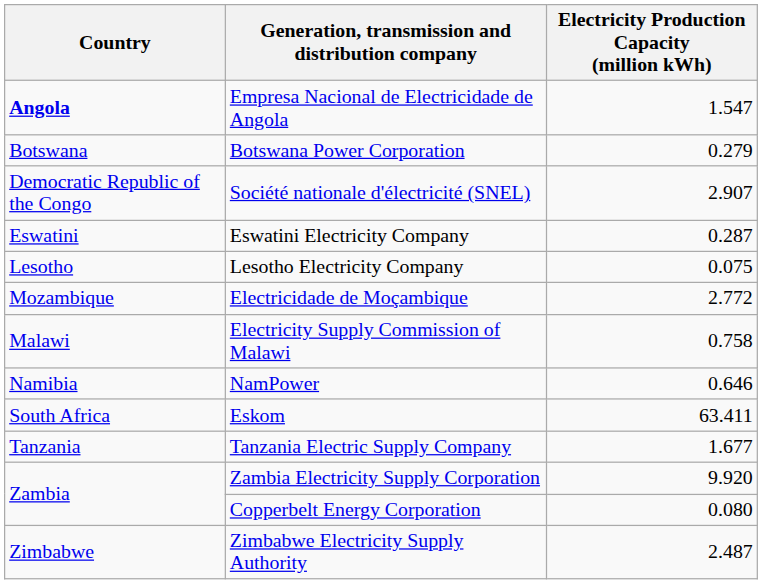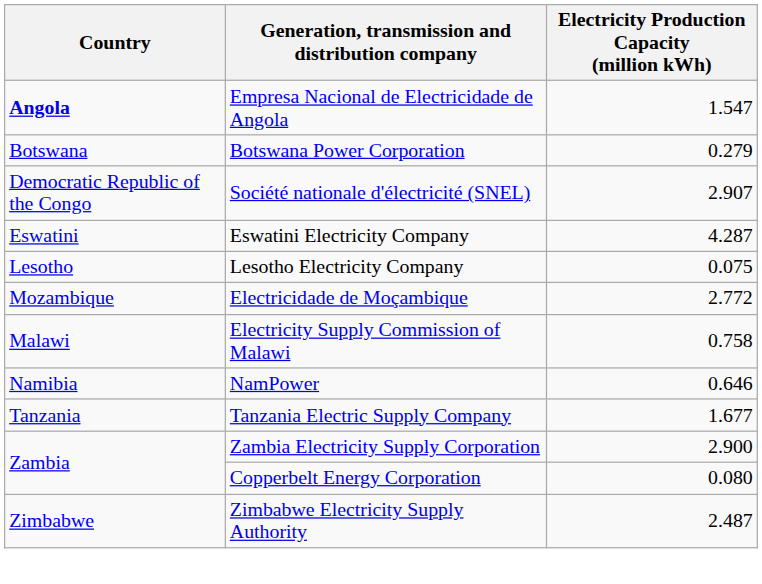(730, 235) 0.287 -> (730, 235) 4.287
- row: (257, 415)
(730, 477) 9.920 -> (730, 446) 2.900
